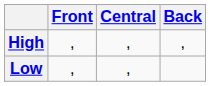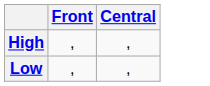- column: (183, 17)
